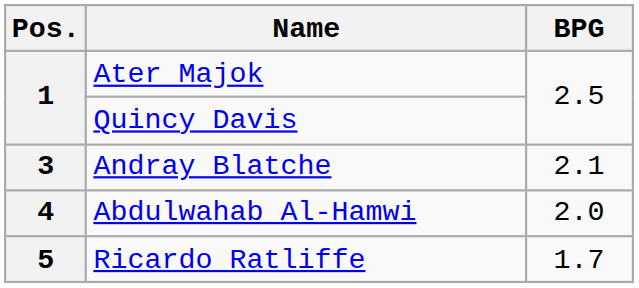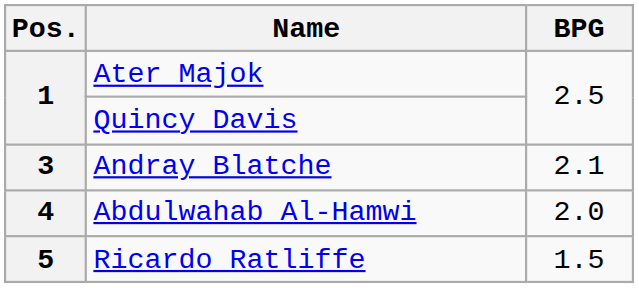(579, 259) 1.7 -> (579, 259) 1.5
